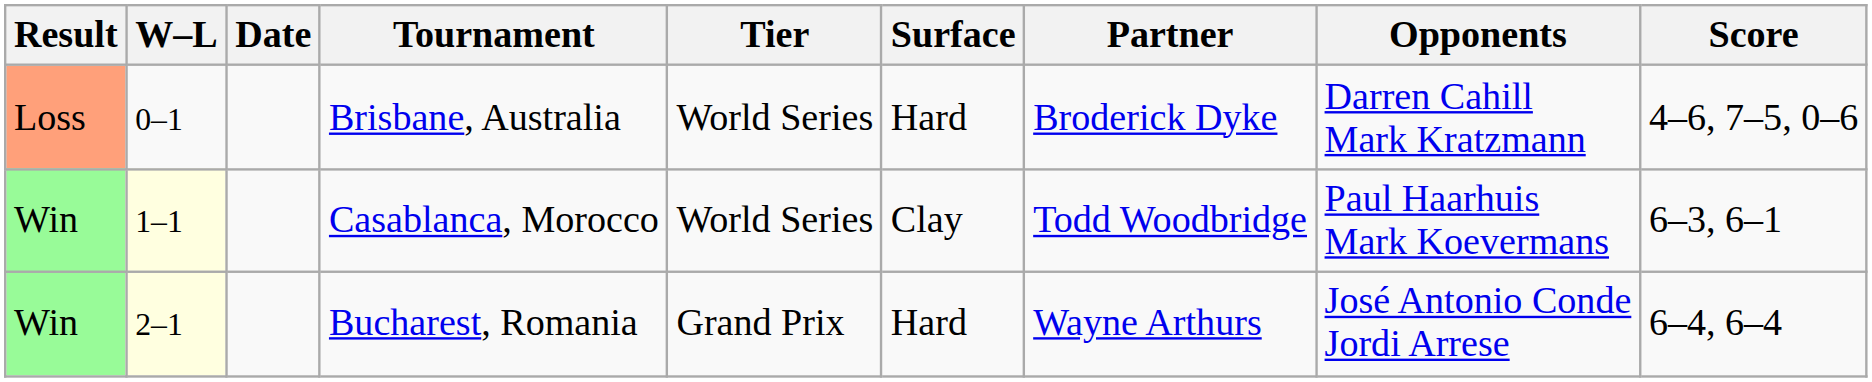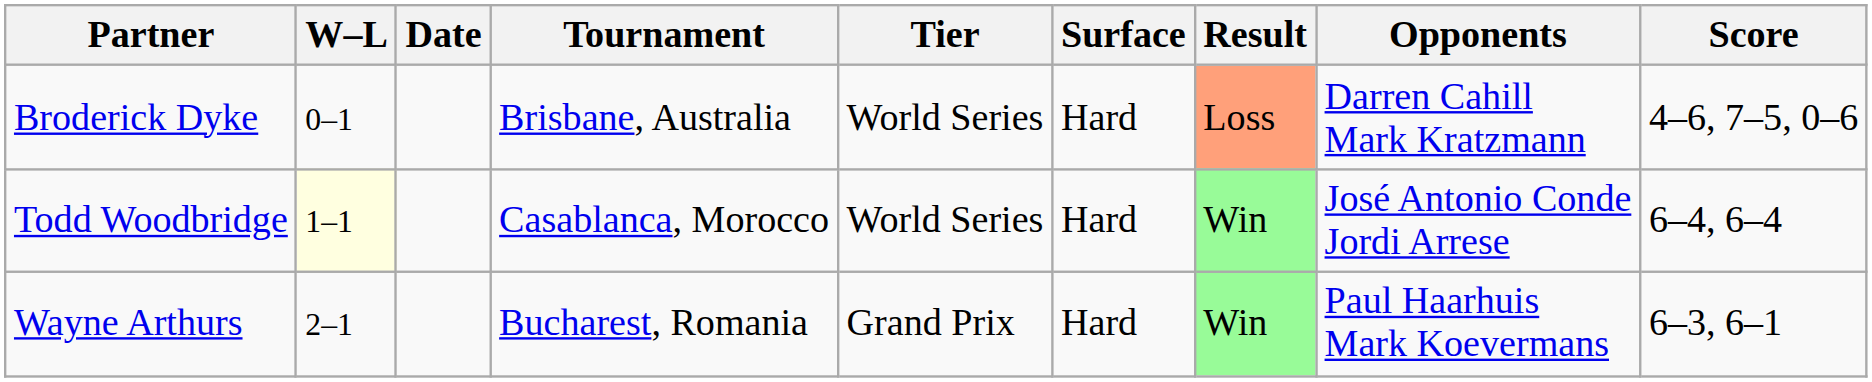columns swapped: (66, 34) <-> (1170, 34)
(927, 219) Clay -> (1099, 219) Hard
(1467, 219) Paul Haarhuis Mark Koevermans -> (1478, 219) José Antonio Conde Jordi Arrese
(1716, 219) 6–3, 6–1 -> (1716, 219) 6–4, 6–4
(159, 325) lightyellow background -> (329, 325) no background
(1478, 322) José Antonio Conde Jordi Arrese -> (1467, 322) Paul Haarhuis Mark Koevermans
(1716, 322) 6–4, 6–4 -> (1716, 322) 6–3, 6–1
